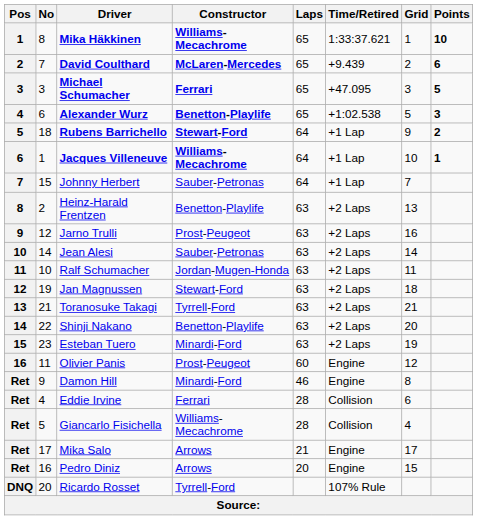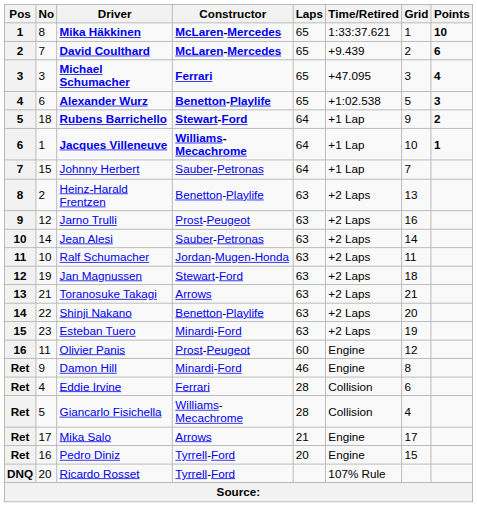(211, 39) Williams-Mecachrome -> (228, 32) McLaren-Mercedes
(437, 89) 5 -> (437, 76) 4
(205, 307) Tyrrell-Ford -> (194, 294) Arrows
(194, 468) Arrows -> (205, 455) Tyrrell-Ford
